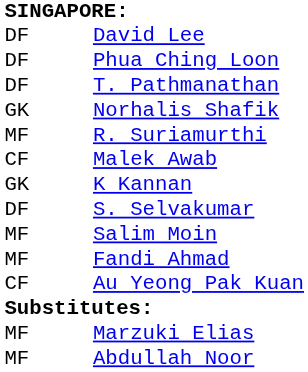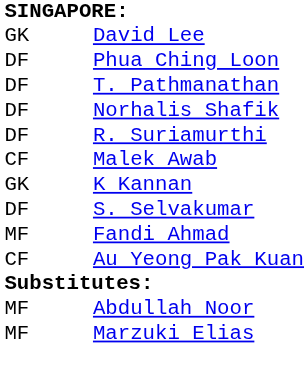(17, 36) DF -> (17, 36) GK
(17, 111) GK -> (17, 111) DF
(17, 135) MF -> (17, 135) DF
- row: (155, 234)
rows swapped: (174, 358) <-> (174, 334)
